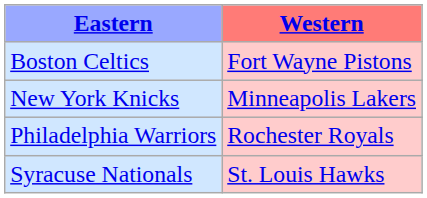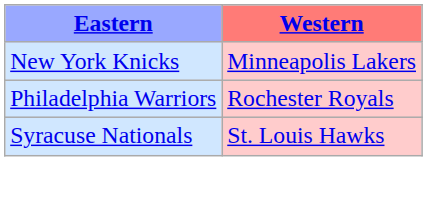- row: (80, 60)
